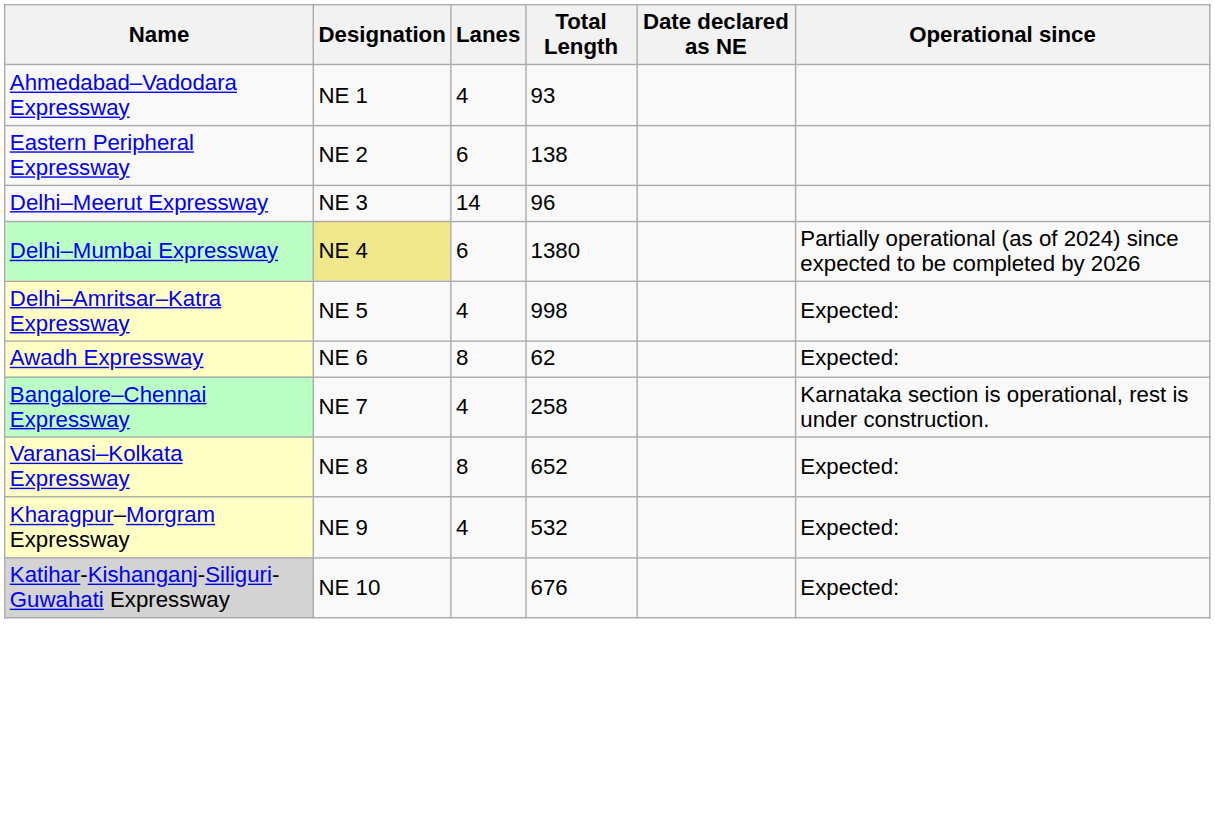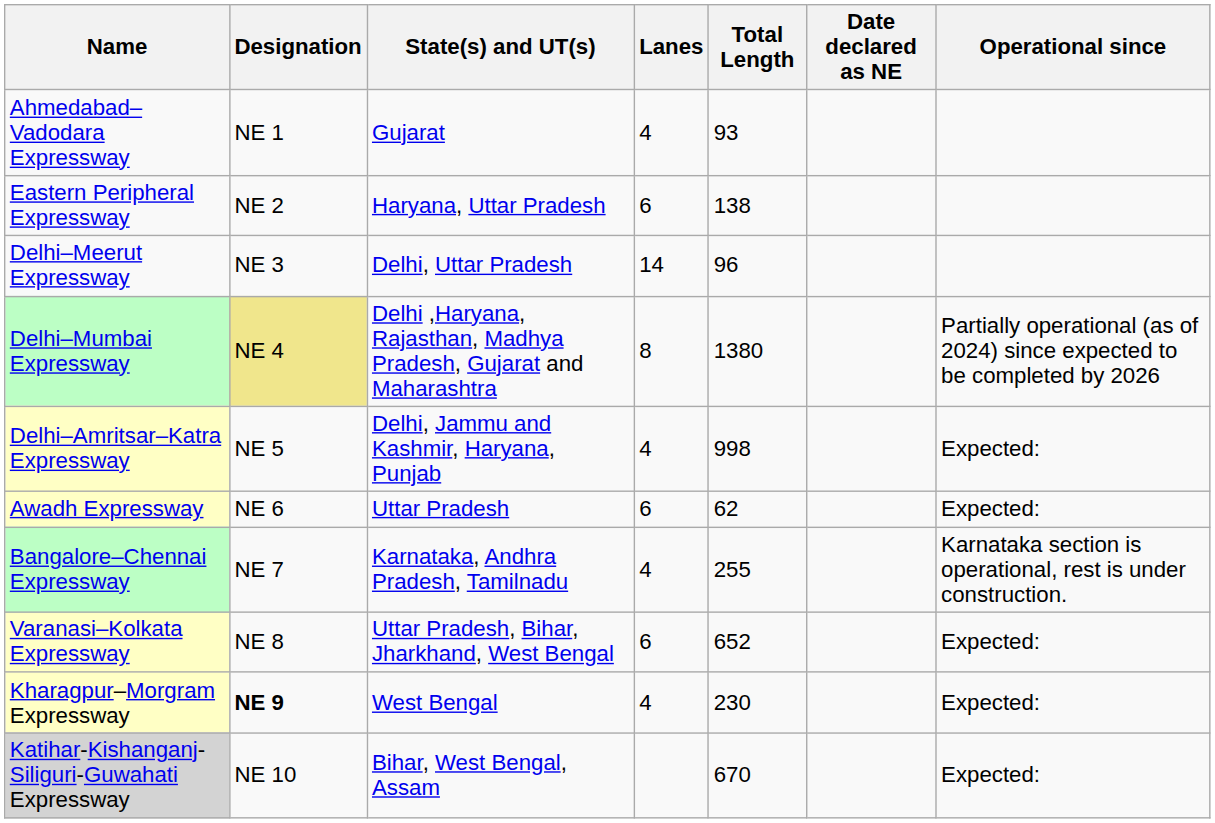+ column: (500, 47)
(462, 250) 6 -> (645, 350) 8
(462, 358) 8 -> (645, 508) 6
(549, 406) 258 -> (732, 569) 255
(462, 466) 8 -> (645, 642) 6
(343, 527) normal -> (259, 702) bold
(549, 527) 532 -> (732, 702) 230
(549, 587) 676 -> (732, 775) 670
